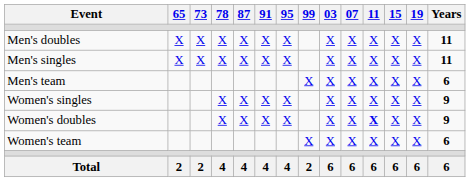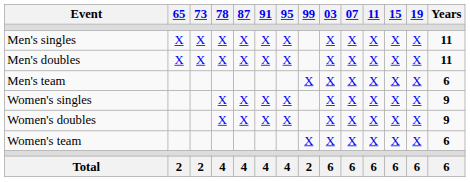rows swapped: (42, 60) <-> (44, 40)
(374, 120) bold -> (374, 120) normal
